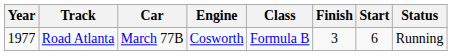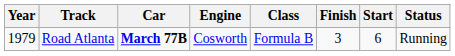(22, 39) 1977 -> (22, 39) 1979
(152, 39) normal -> (154, 39) bold
